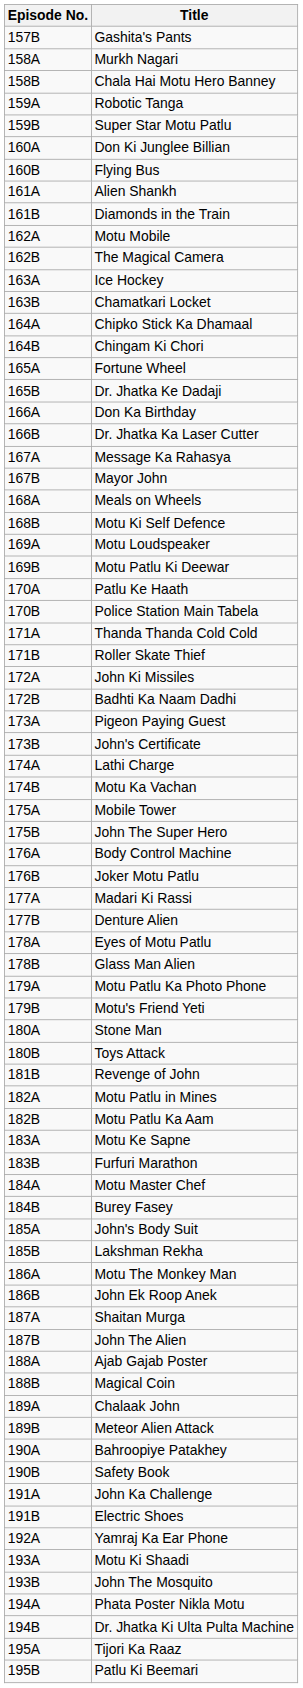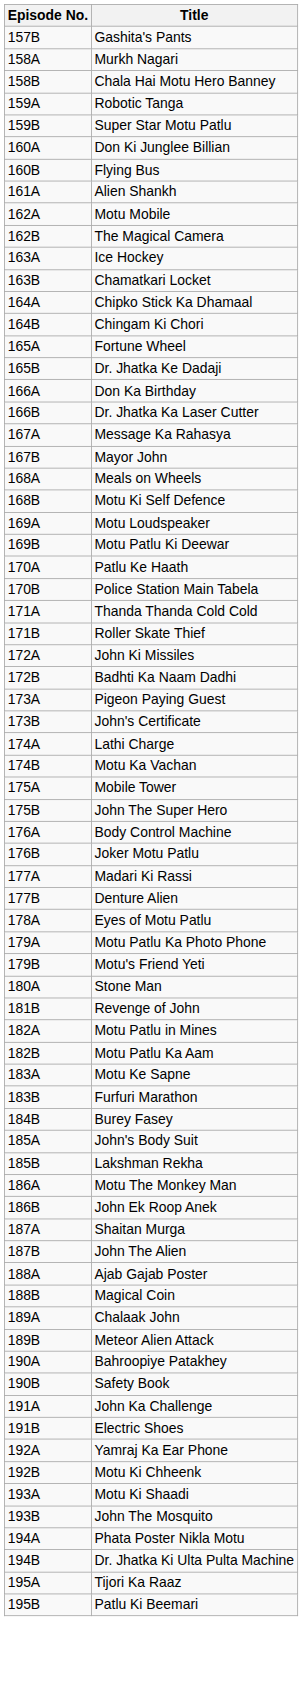- row: (162, 214)
- row: (145, 964)
- row: (130, 1053)
- row: (150, 1185)
+ row: (148, 1472)
